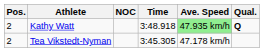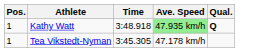- column: (126, 12)
(9, 26) 2 -> (9, 26) 1
(9, 41) 2 -> (9, 41) 1
